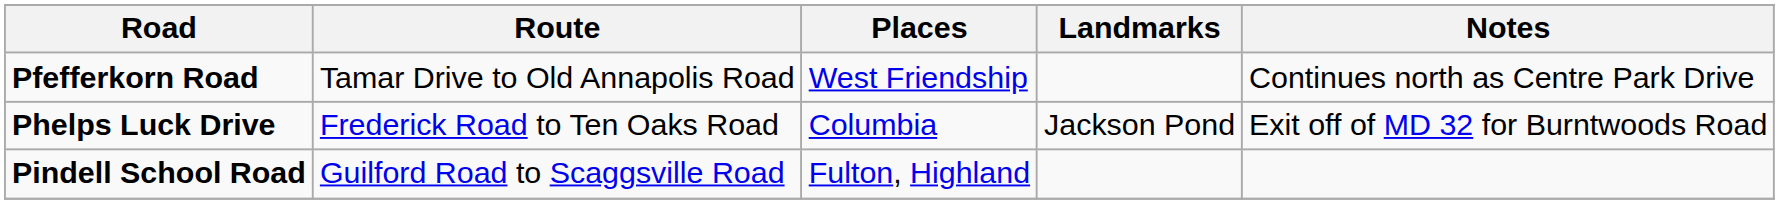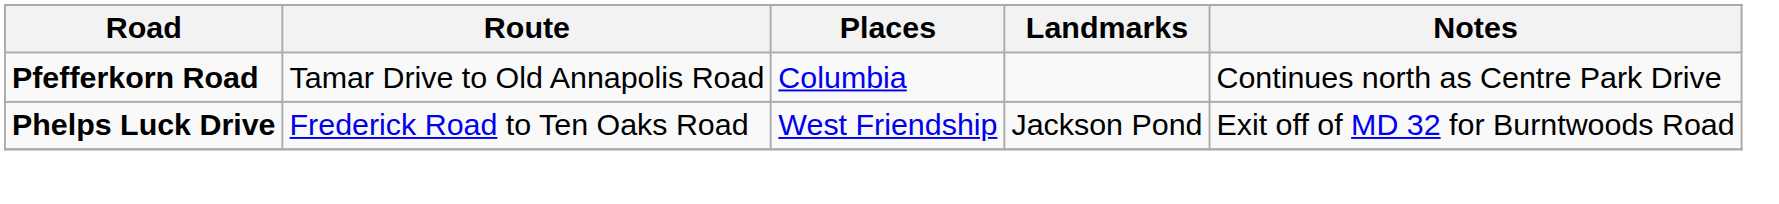(918, 76) West Friendship -> (843, 76) Columbia
(873, 125) Columbia -> (888, 125) West Friendship
- row: (159, 173)
